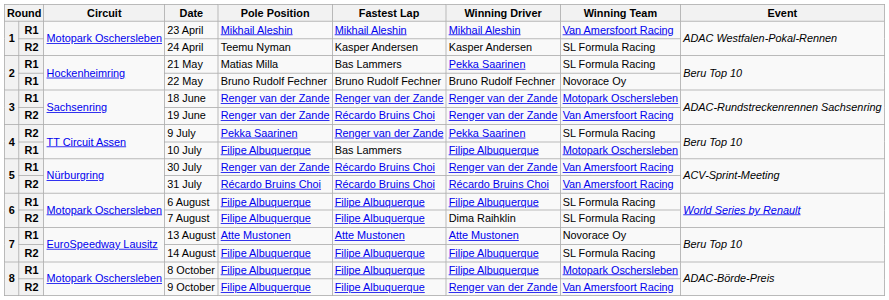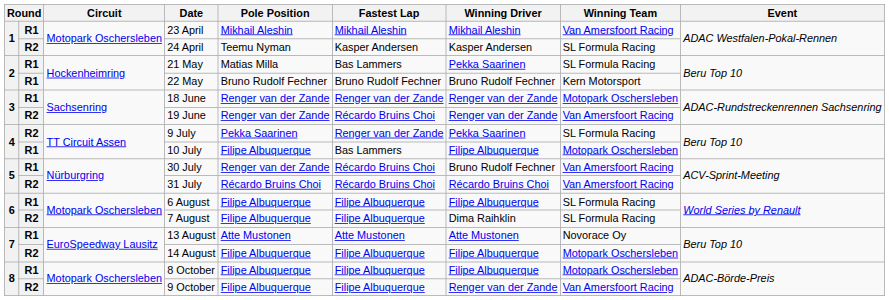(594, 81) Novorace Oy -> (602, 81) Kern Motorsport
(503, 167) Renger van der Zande -> (502, 167) Bruno Rudolf Fechner
(609, 253) SL Formula Racing -> (620, 253) Motopark Oschersleben
